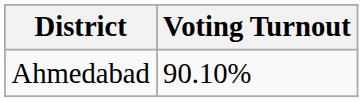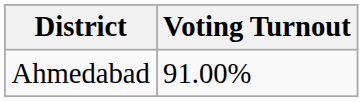(207, 72) 90.10% -> (207, 72) 91.00%
